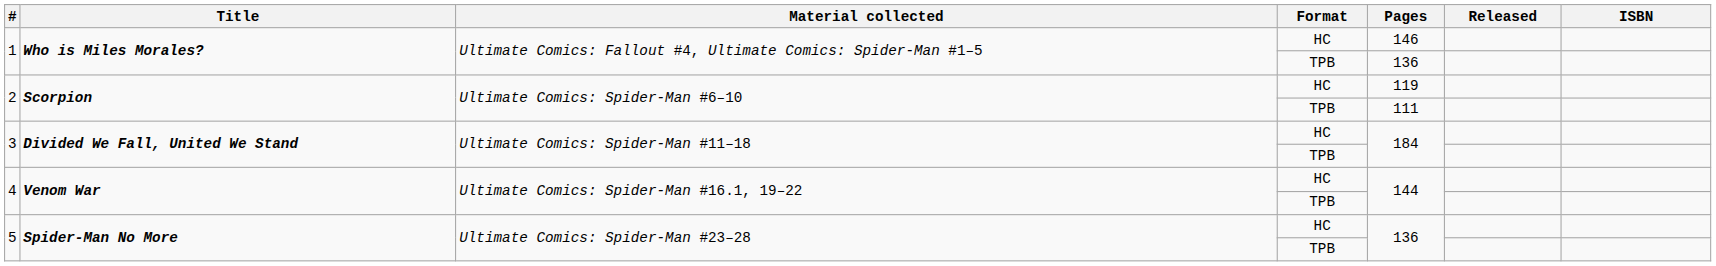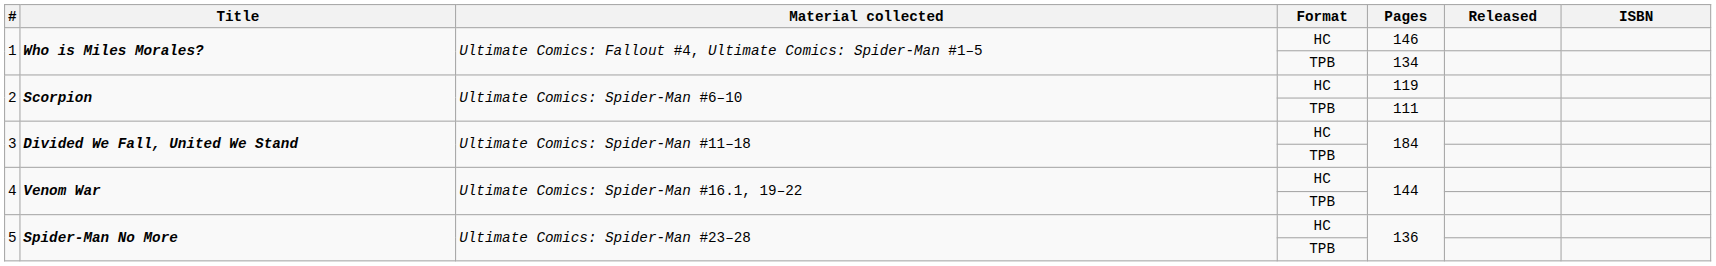(1406, 63) 136 -> (1406, 63) 134
